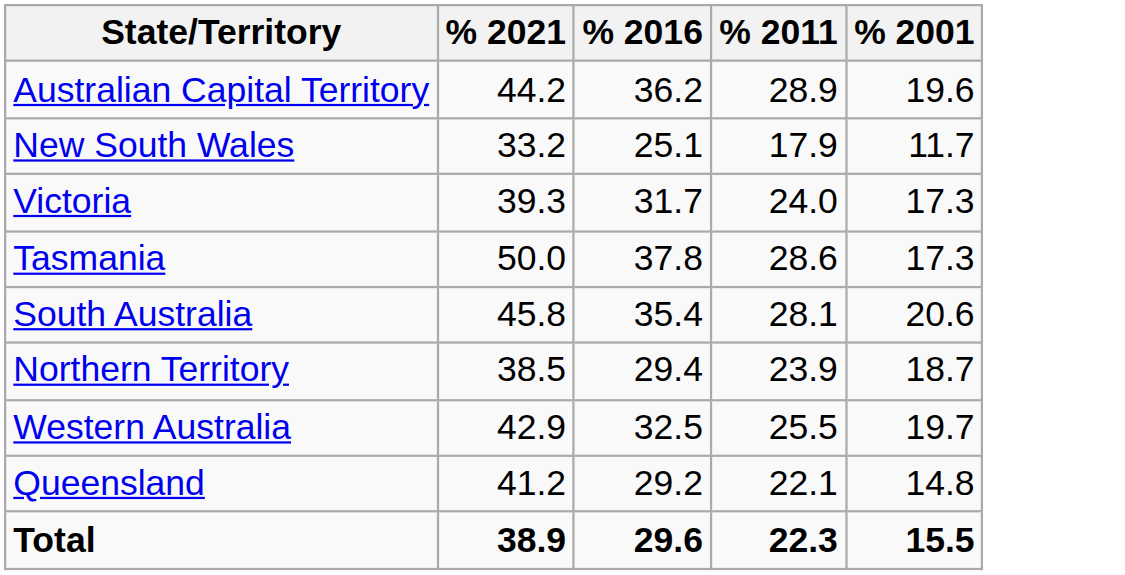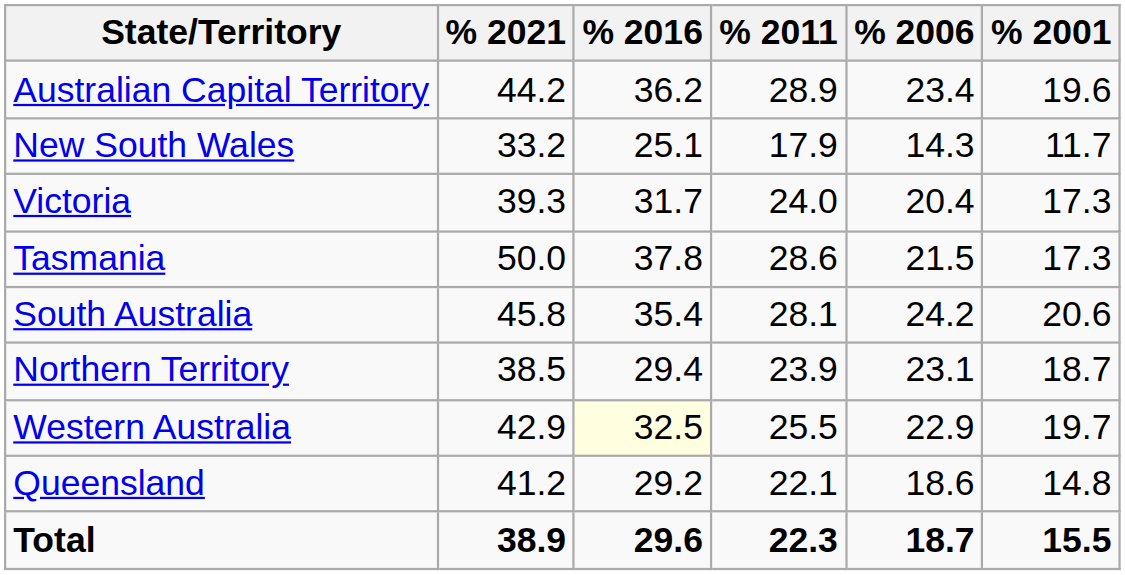+ column: (914, 32)
(668, 426) no background -> (668, 426) lightyellow background
